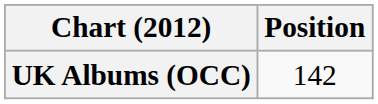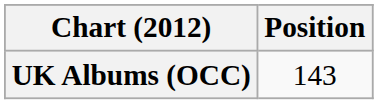(315, 74) 142 -> (315, 74) 143
